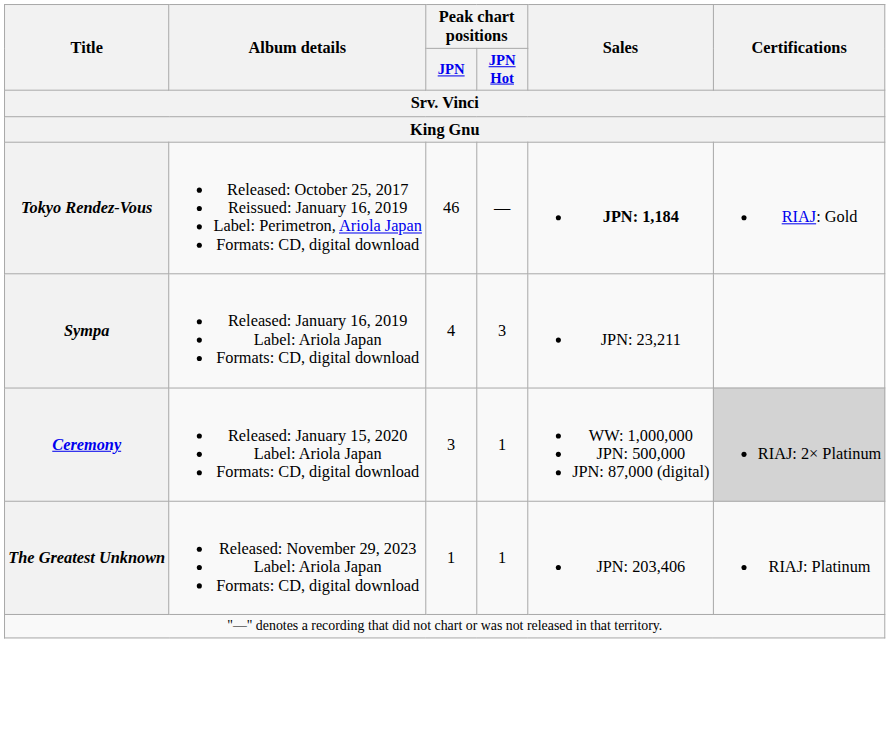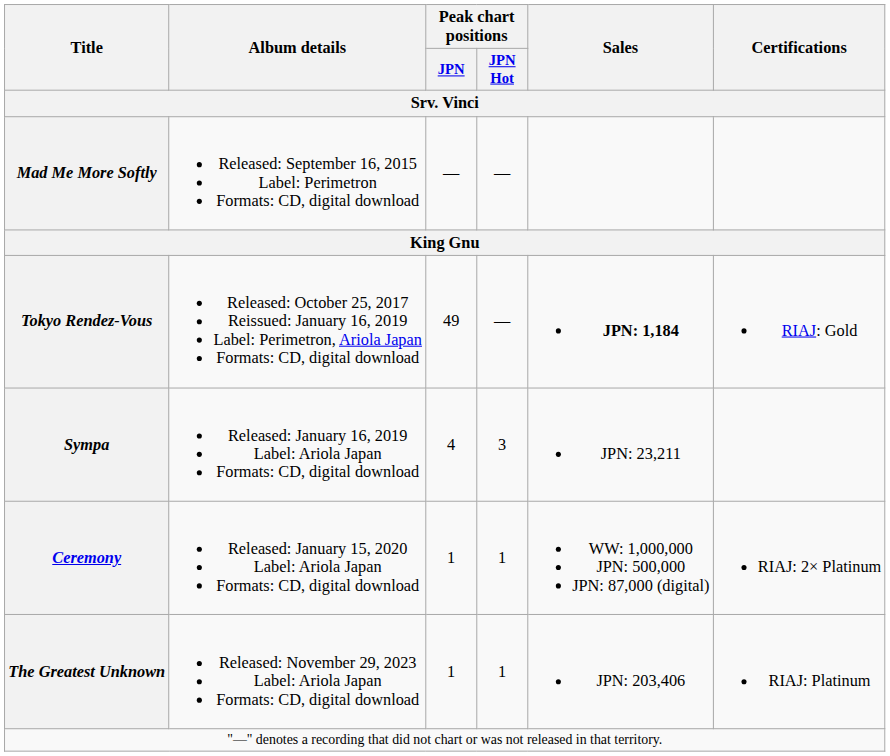+ row: (87, 172)
(451, 208) 46 -> (451, 321) 49
(451, 444) 3 -> (451, 558) 1
(799, 454) lightgrey background -> (799, 567) no background
